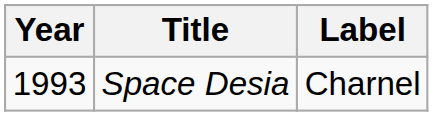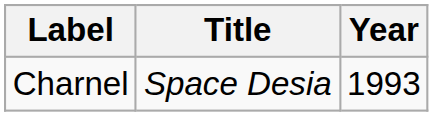columns swapped: (50, 30) <-> (363, 30)
